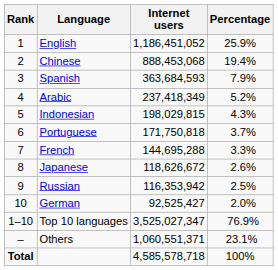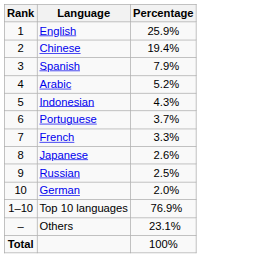- column: (169, 19)
